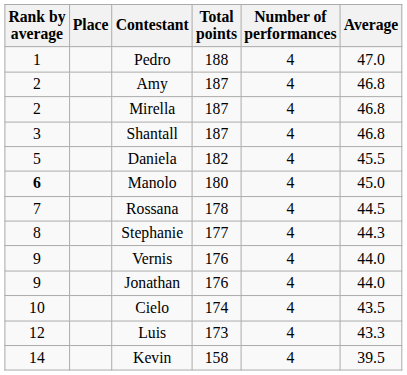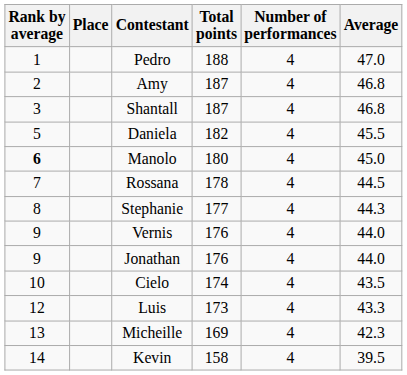- row: (152, 109)
+ row: (152, 332)
